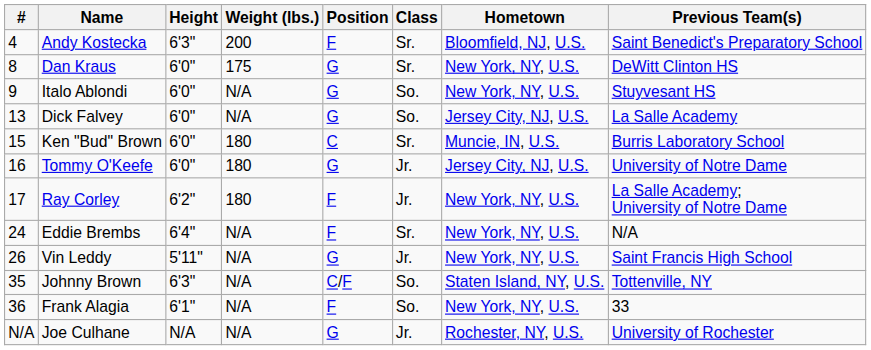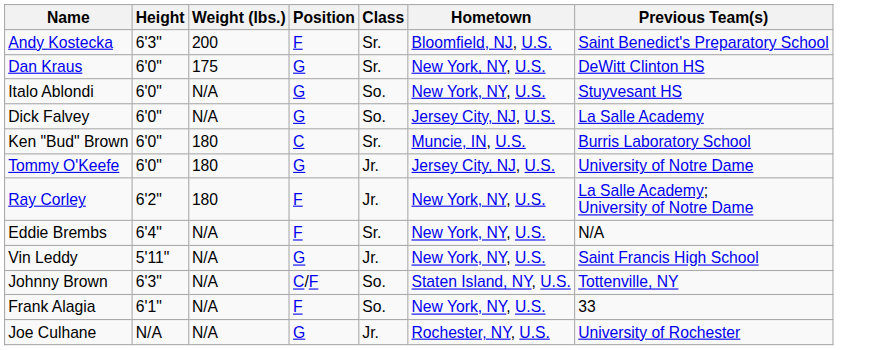- column: (21, 17)
